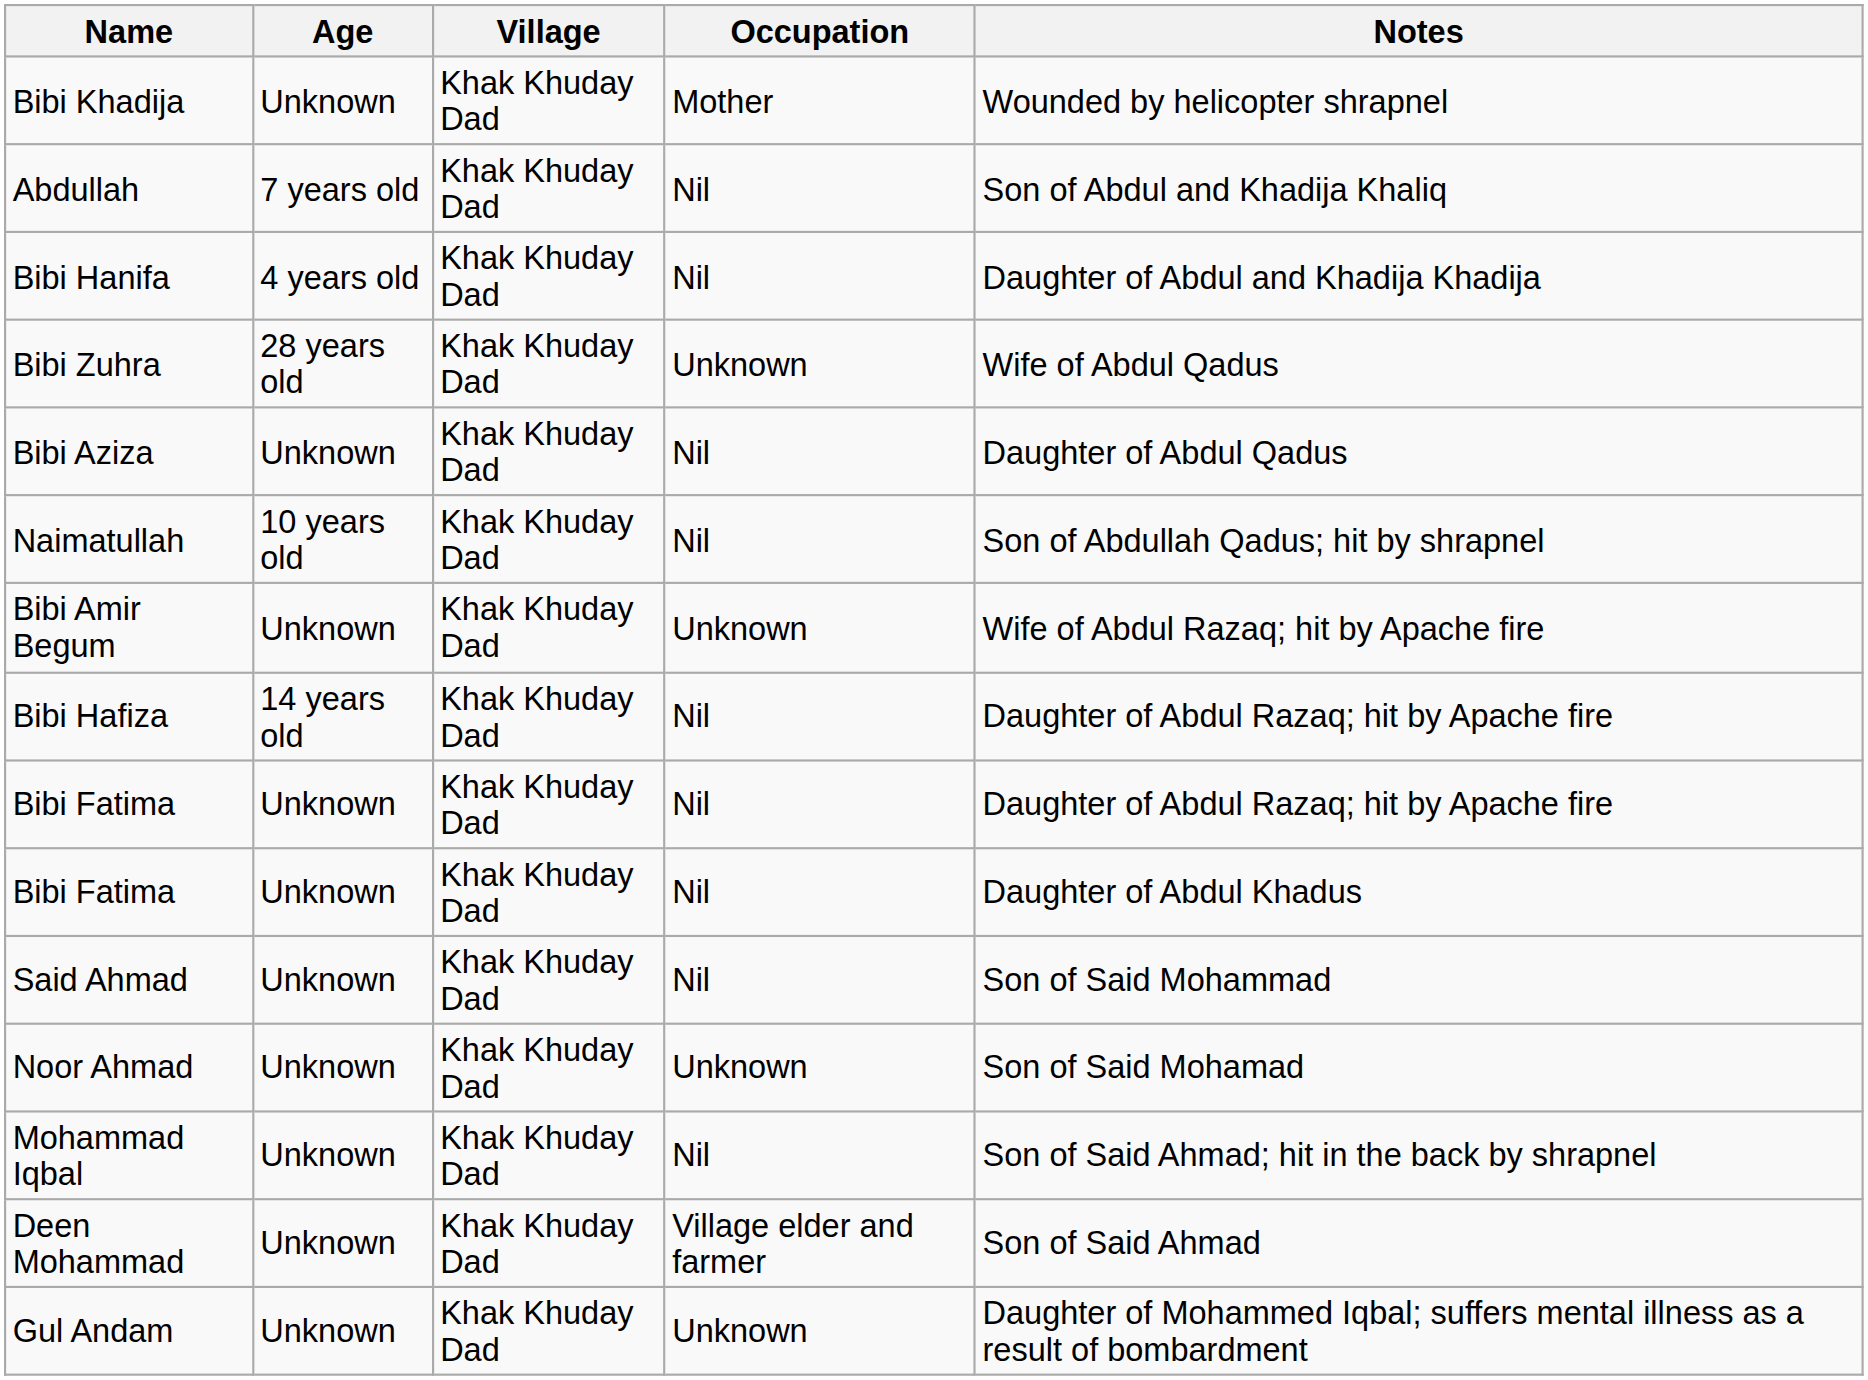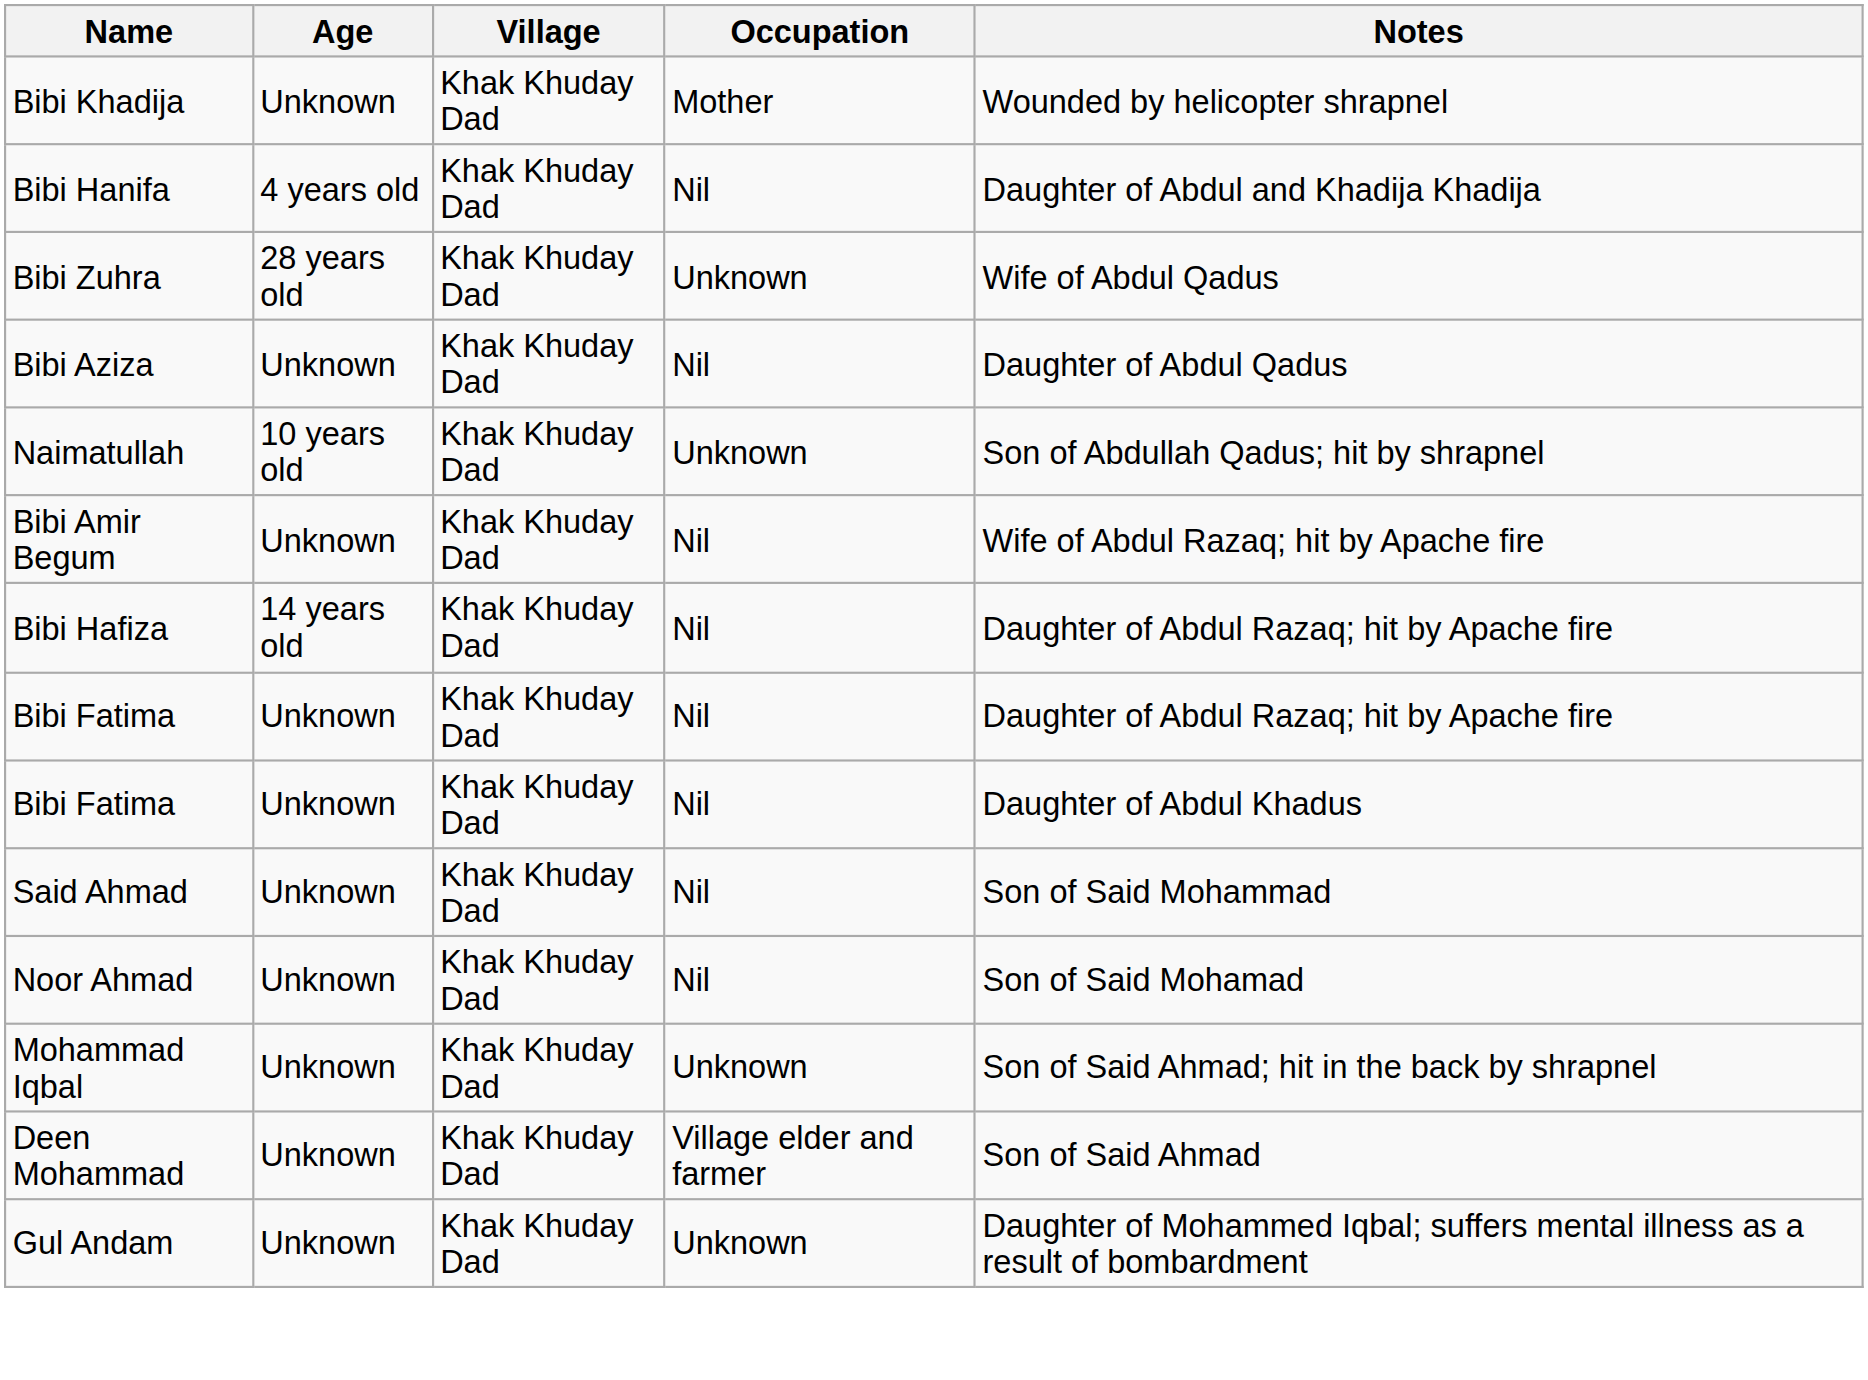- row: (76, 189)
(691, 540) Nil -> (740, 452) Unknown
(740, 628) Unknown -> (691, 540) Nil
(740, 1067) Unknown -> (691, 979) Nil
(691, 1155) Nil -> (740, 1067) Unknown
